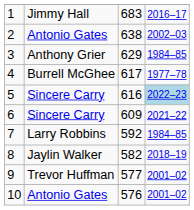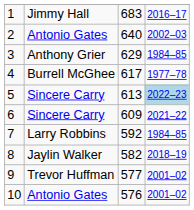(131, 34) 638 -> (131, 34) 640
(131, 94) 616 -> (131, 94) 613
